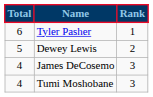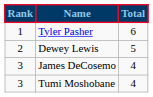columns swapped: (132, 13) <-> (19, 13)
